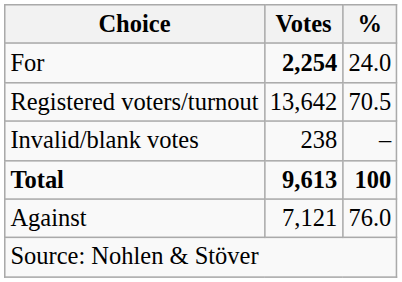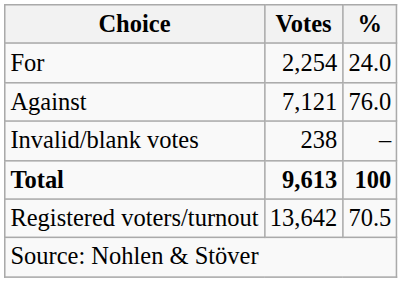(310, 62) bold -> (310, 62) normal
rows swapped: (48, 218) <-> (134, 101)
